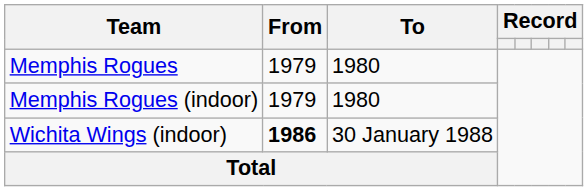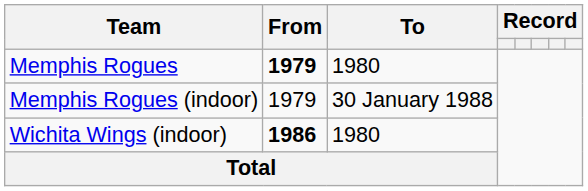(292, 65) normal -> (292, 65) bold
(356, 100) 1980 -> (413, 100) 30 January 1988
(413, 134) 30 January 1988 -> (356, 134) 1980
